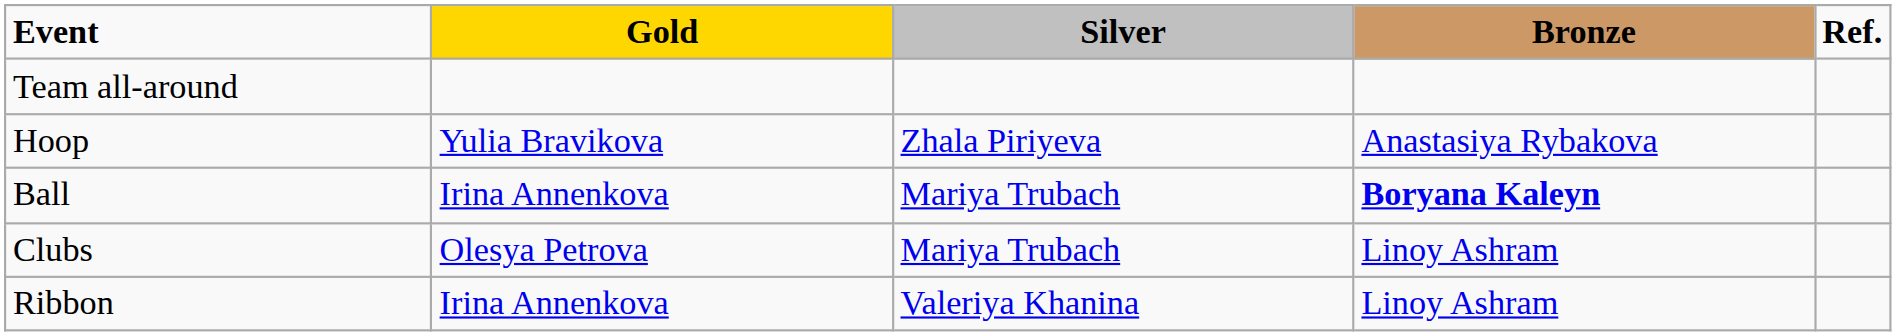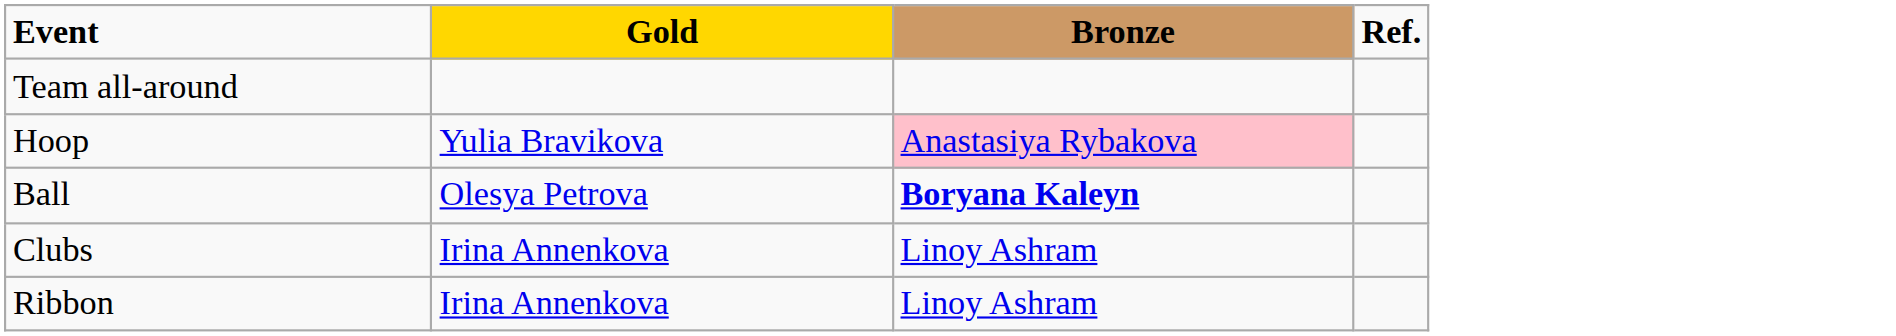- column: (1123, 31)
(1510, 140) no background -> (1049, 140) pink background
(554, 194) Irina Annenkova -> (544, 194) Olesya Petrova
(544, 248) Olesya Petrova -> (554, 248) Irina Annenkova
